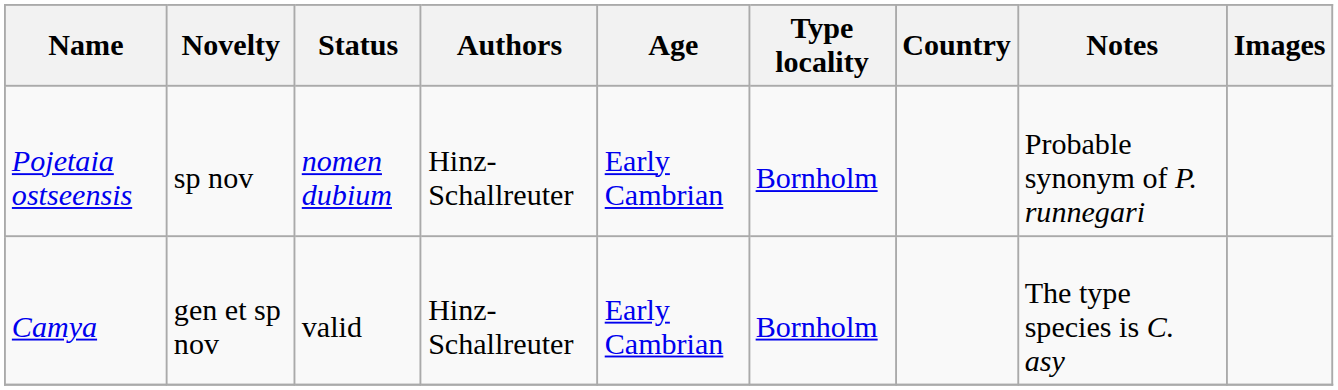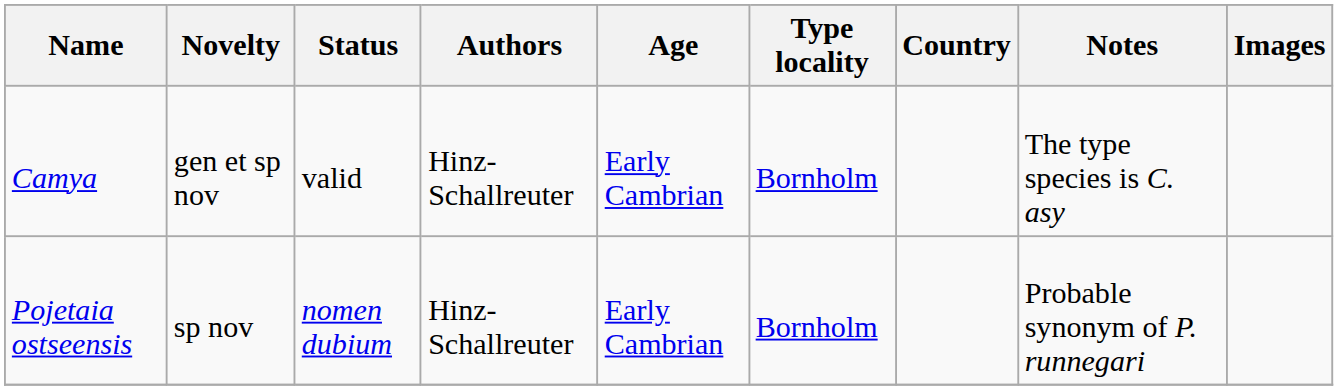rows swapped: (54, 326) <-> (72, 177)
